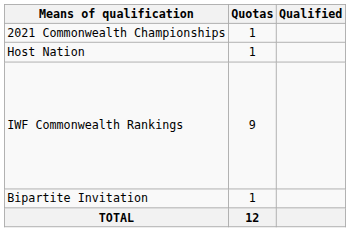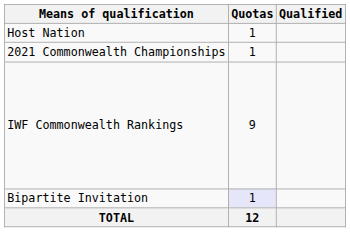rows swapped: (46, 52) <-> (116, 33)
(252, 198) no background -> (252, 198) lavender background
